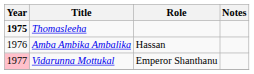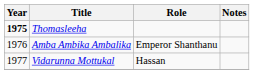(151, 45) Hassan -> (177, 45) Emperor Shanthanu
(17, 61) pink background -> (17, 61) no background
(177, 61) Emperor Shanthanu -> (151, 61) Hassan
